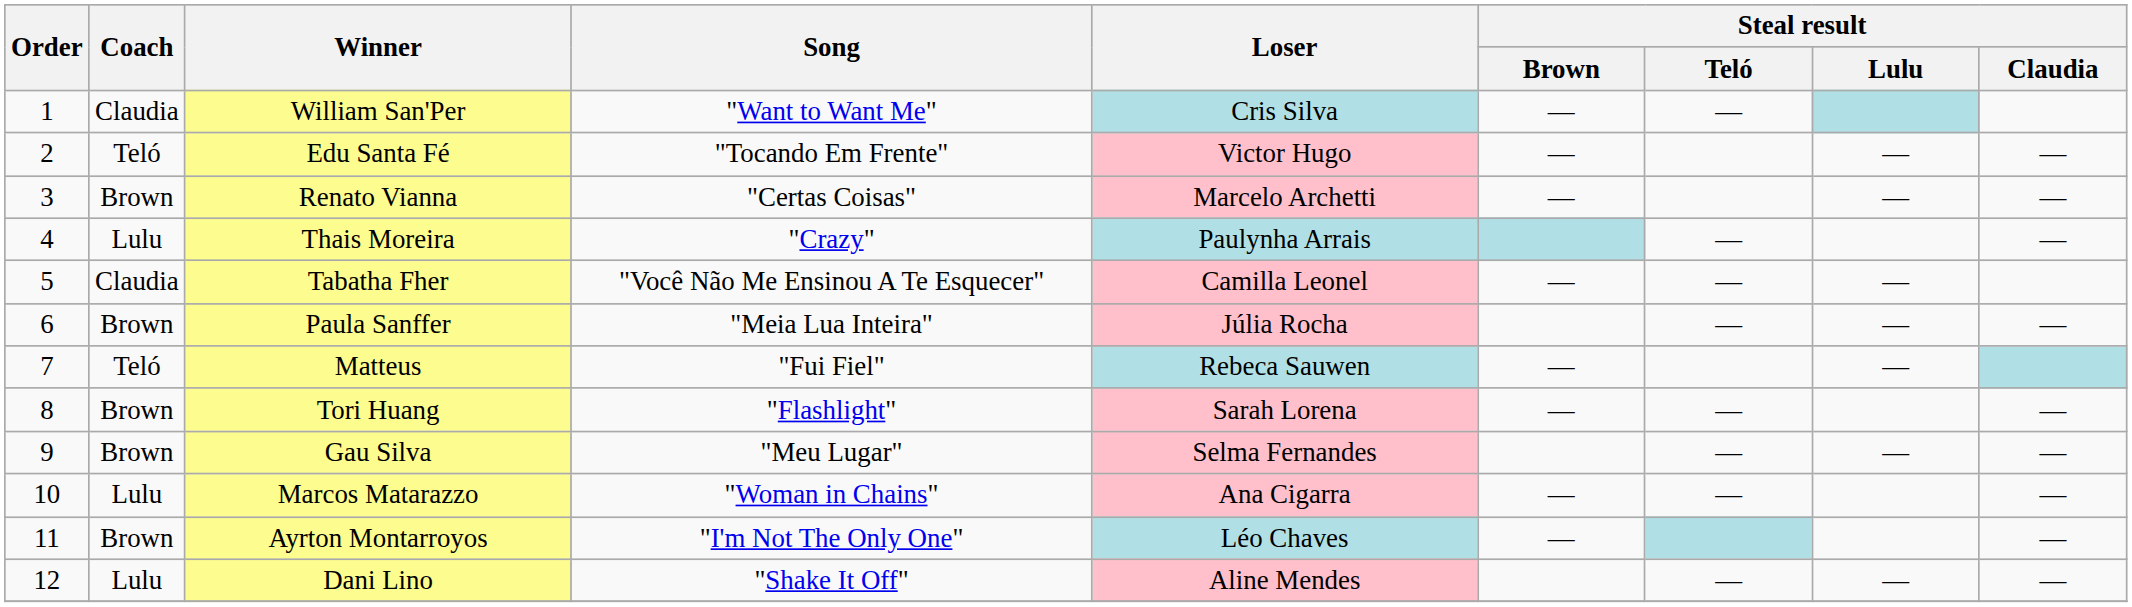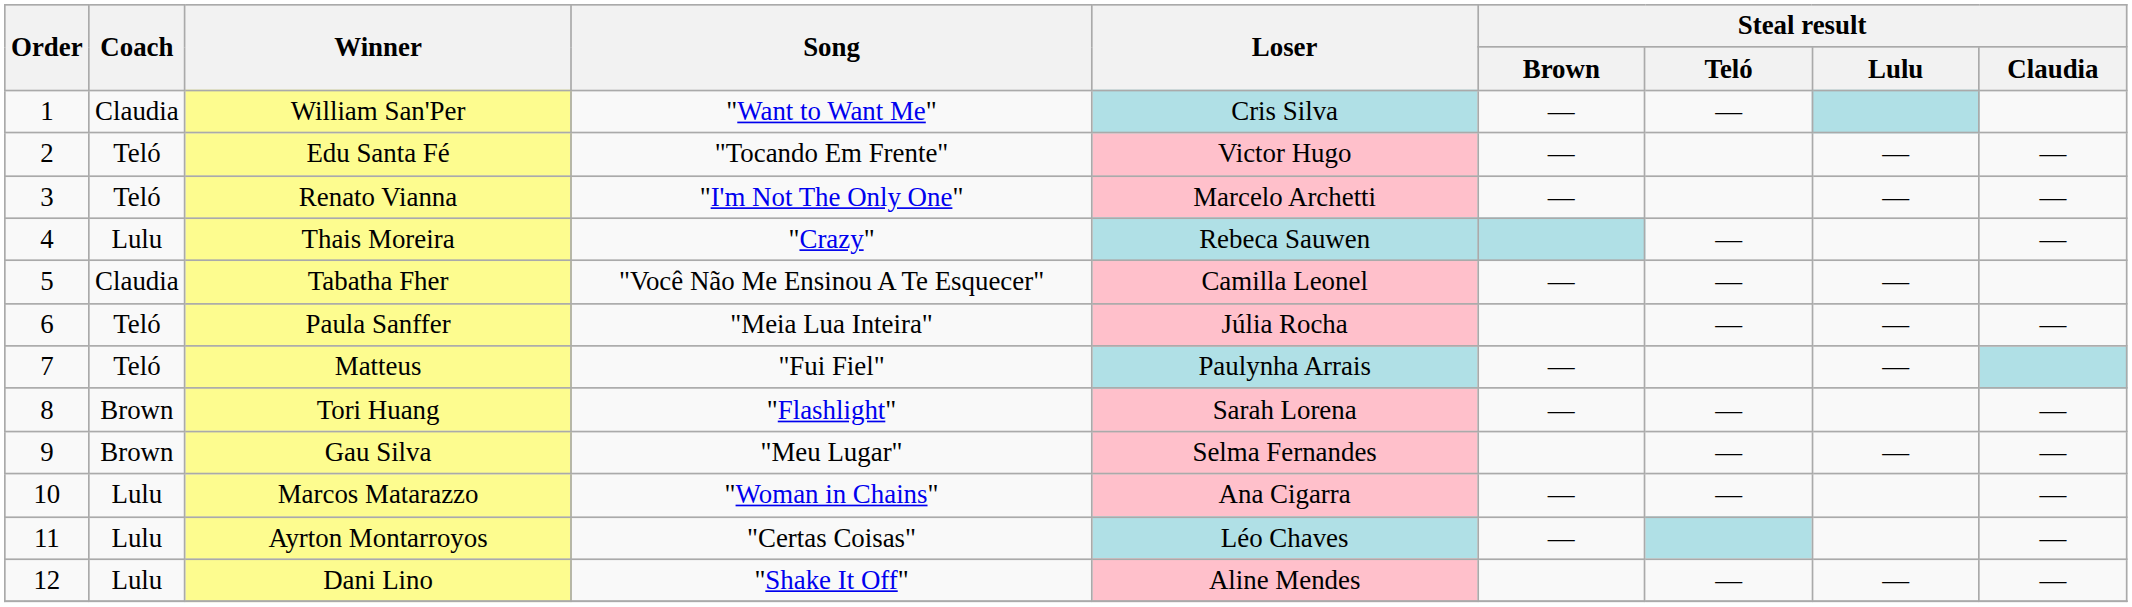(137, 196) Brown -> (137, 196) Teló
(832, 196) "Certas Coisas" -> (832, 196) "I'm Not The Only One"
(1285, 238) Paulynha Arrais -> (1285, 238) Rebeca Sauwen
(137, 324) Brown -> (137, 324) Teló
(1285, 366) Rebeca Sauwen -> (1285, 366) Paulynha Arrais
(137, 537) Brown -> (137, 537) Lulu
(832, 537) "I'm Not The Only One" -> (832, 537) "Certas Coisas"
